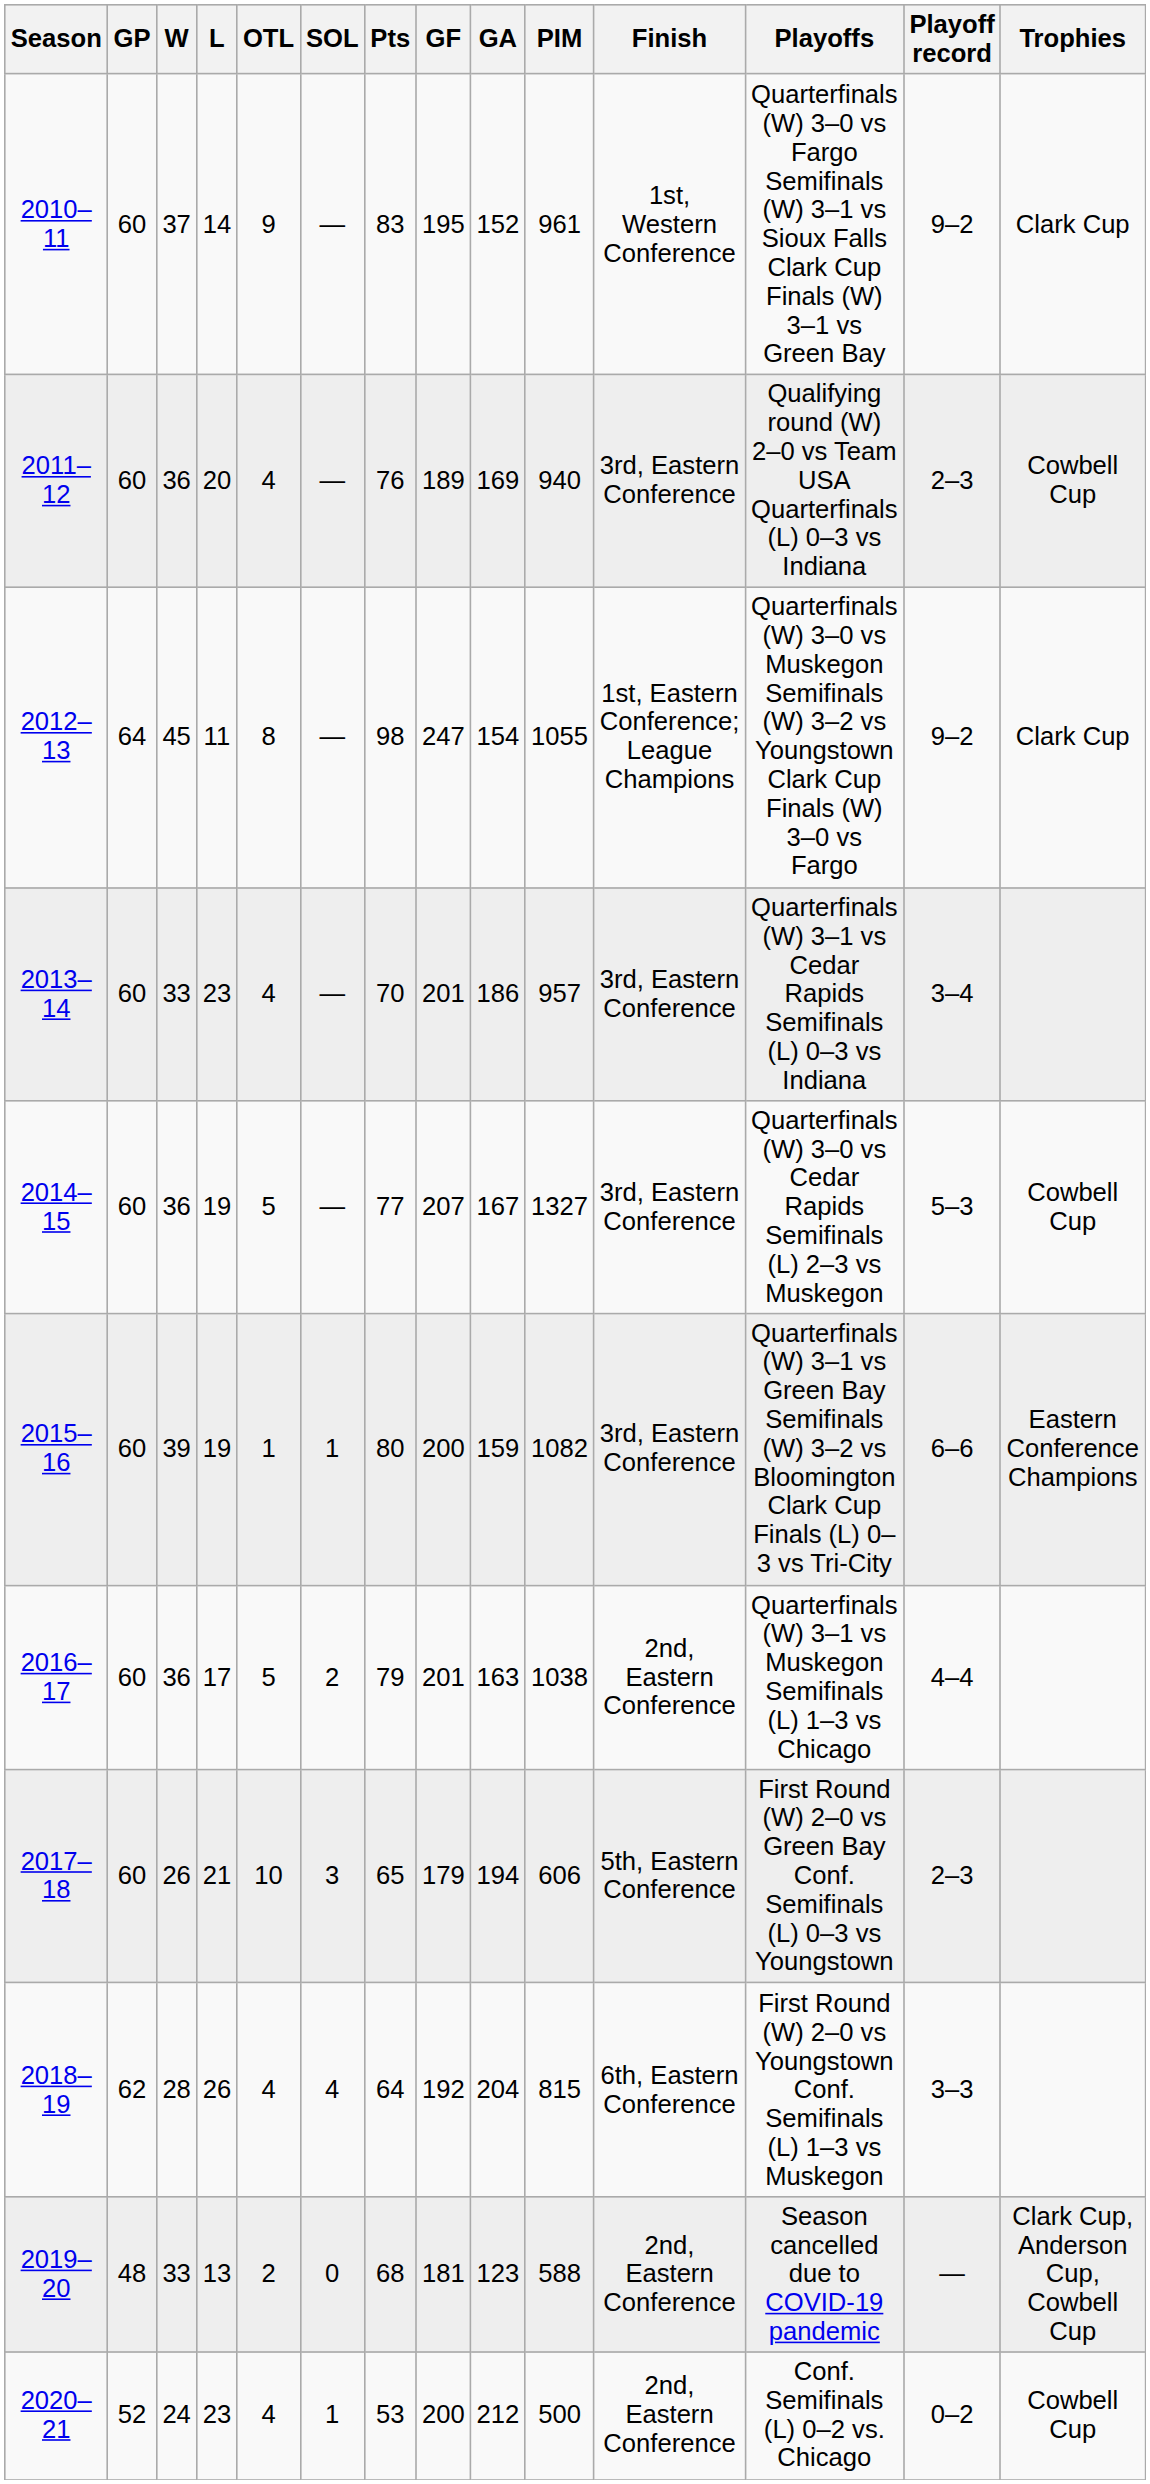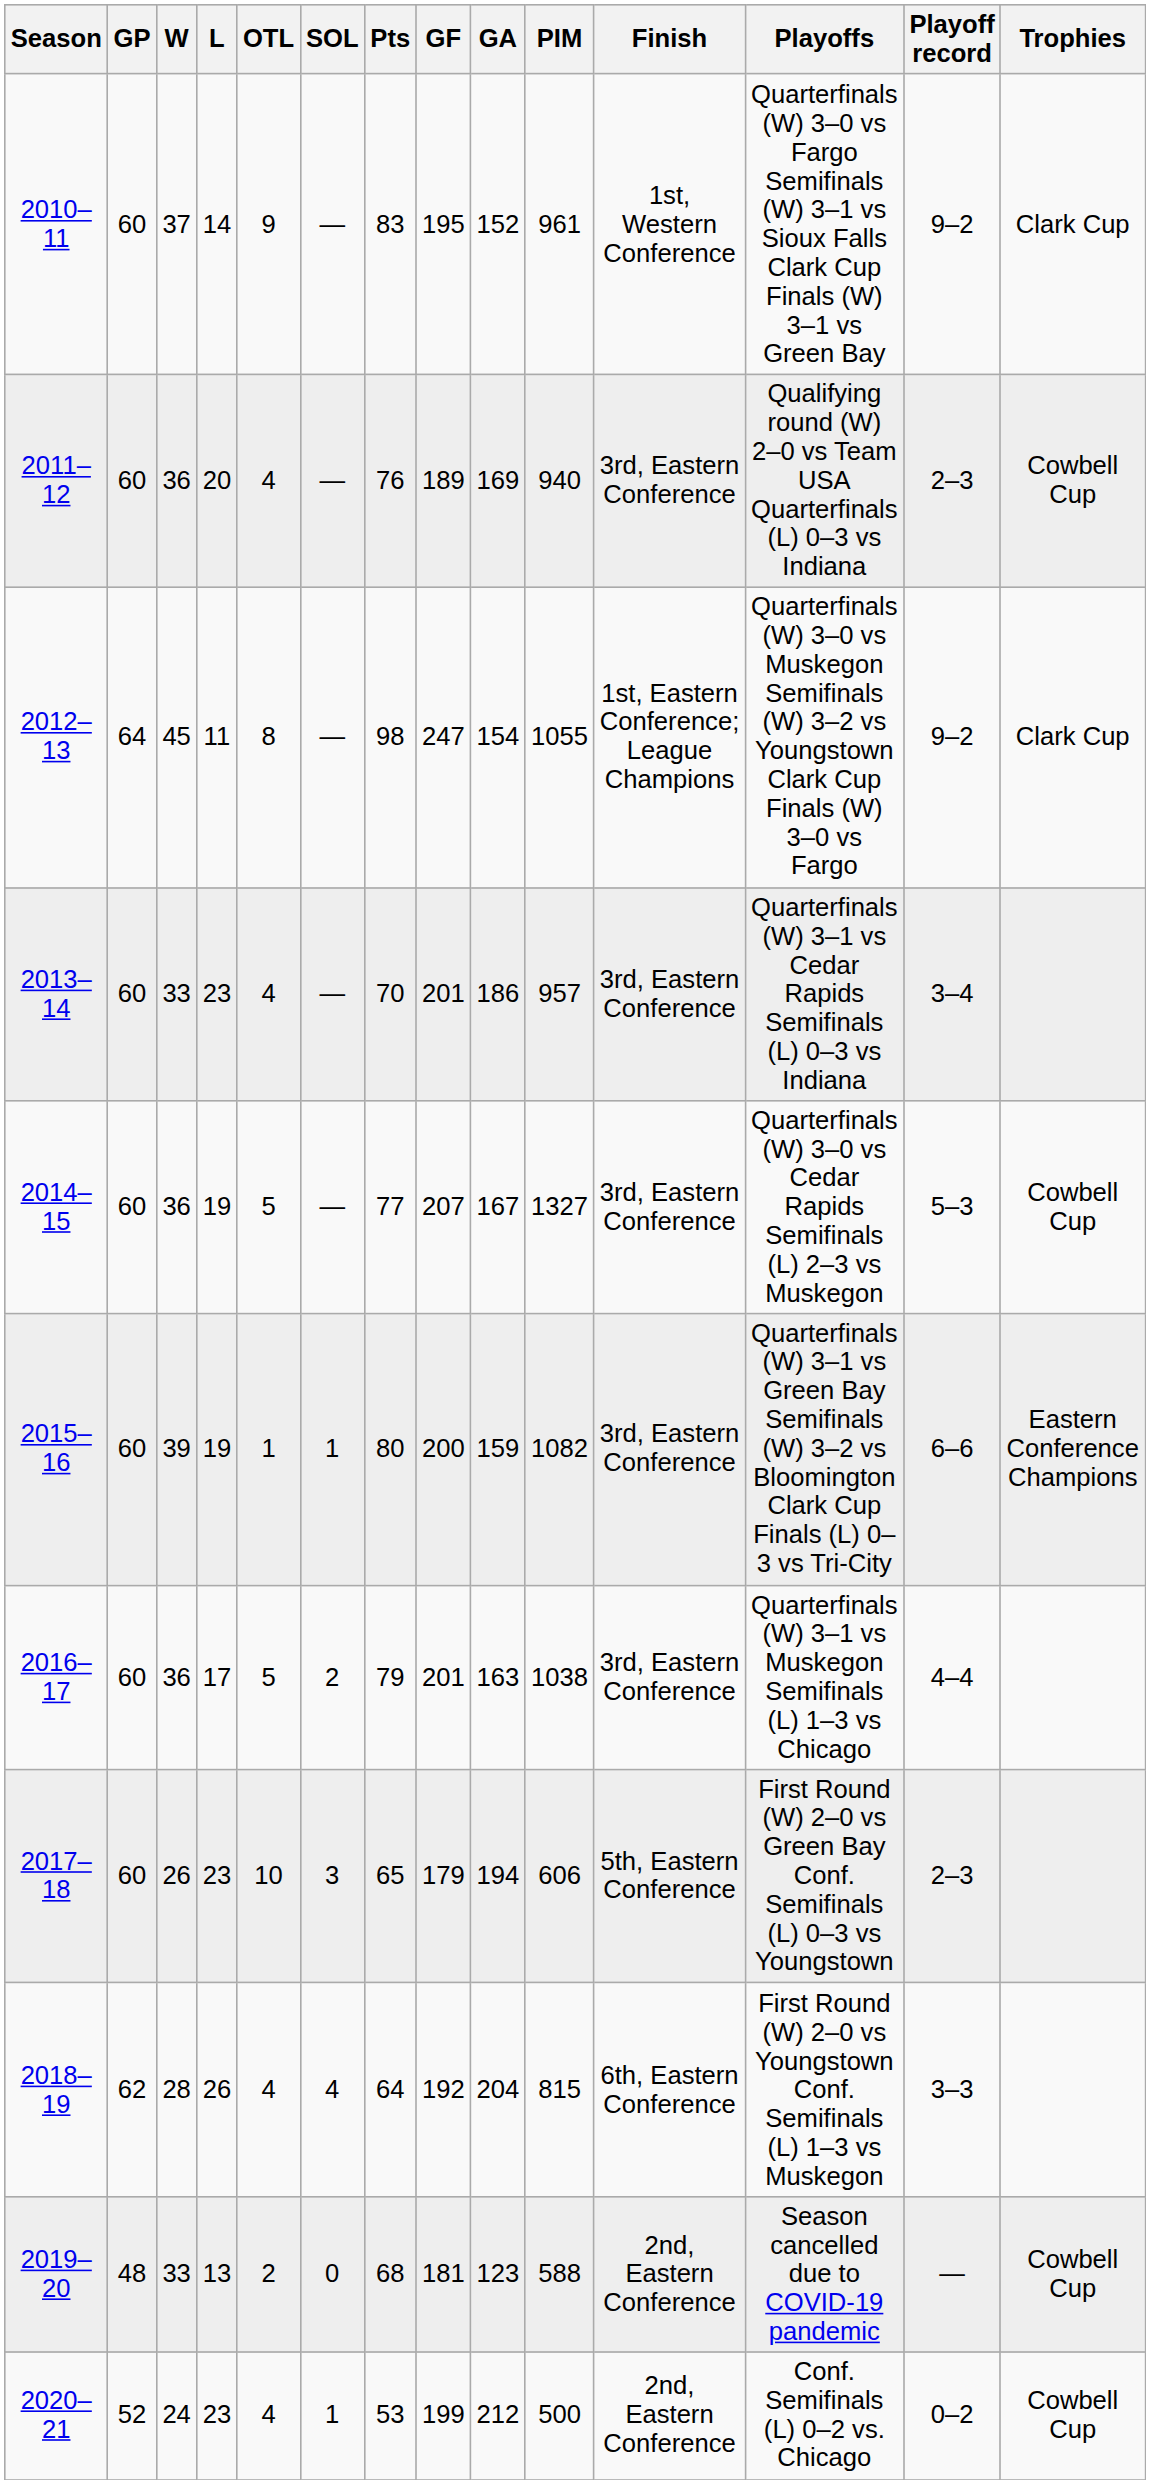(670, 1676) 2nd, Eastern Conference -> (670, 1676) 3rd, Eastern Conference
(217, 1876) 21 -> (217, 1876) 23
(1073, 2274) Clark Cup, Anderson Cup, Cowbell Cup -> (1073, 2274) Cowbell Cup
(443, 2415) 200 -> (443, 2415) 199
